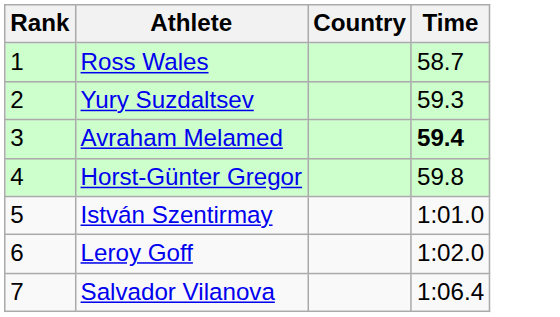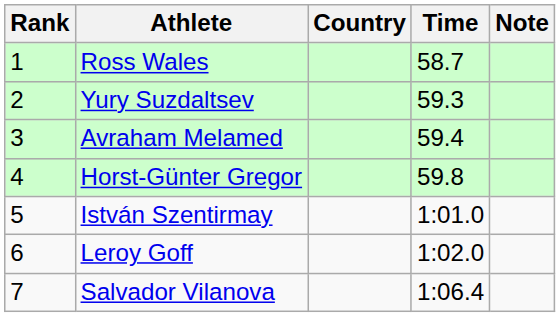+ column: (522, 23)
(440, 138) bold -> (440, 138) normal
